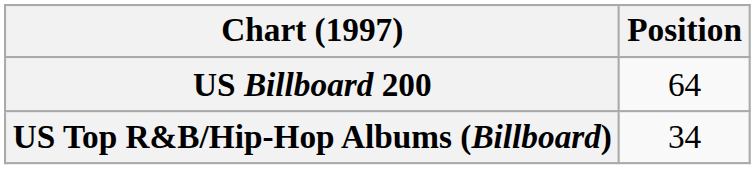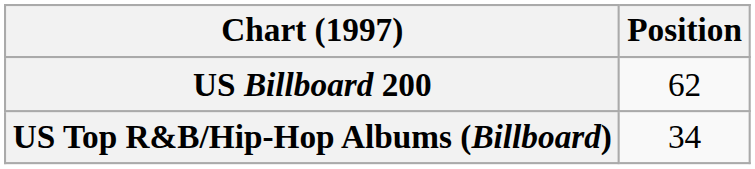(685, 83) 64 -> (685, 83) 62
